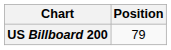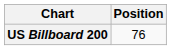(139, 34) 79 -> (139, 34) 76
